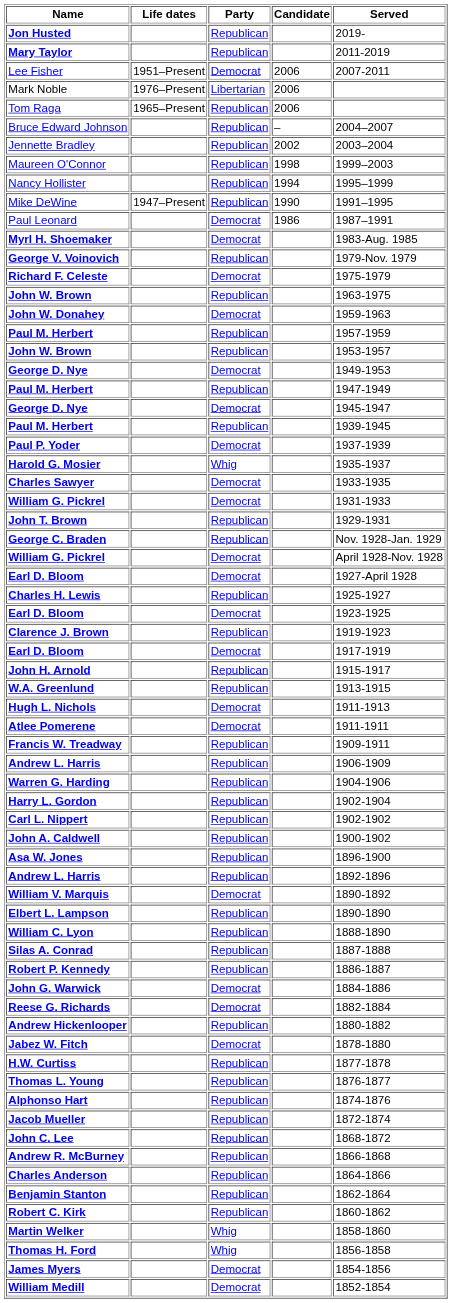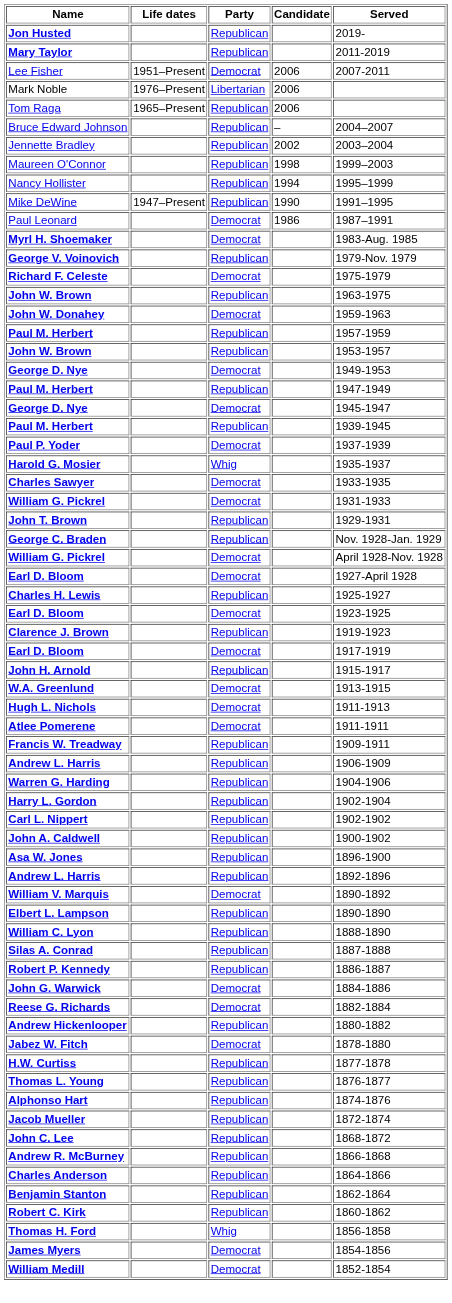(240, 688) Republican -> (236, 688) Democrat
- row: (46, 1231)
